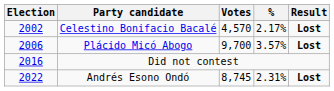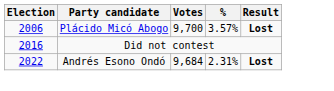- row: (138, 29)
(236, 78) 8,745 -> (188, 61) 9,684
